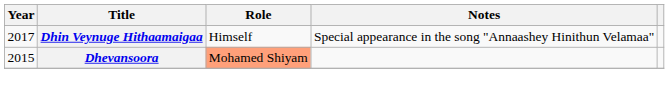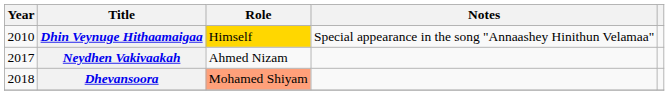(21, 36) 2017 -> (21, 36) 2010
(230, 36) no background -> (230, 36) gold background
+ row: (122, 57)
(21, 57) 2015 -> (21, 79) 2018
